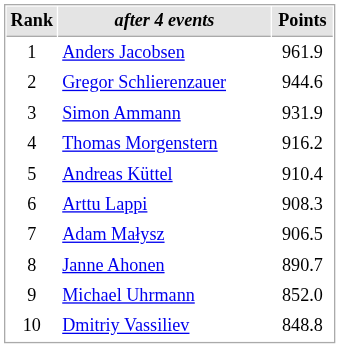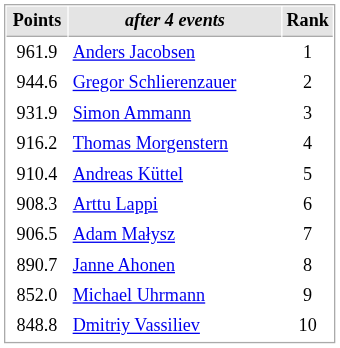columns swapped: (32, 21) <-> (302, 21)
